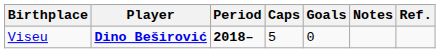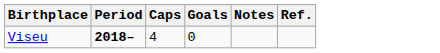- column: (151, 15)
(272, 37) 5 -> (153, 37) 4
